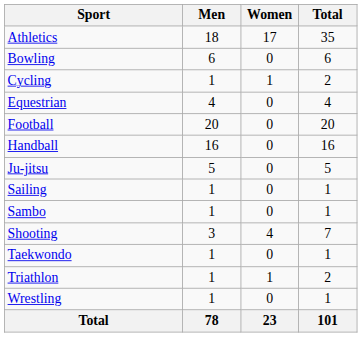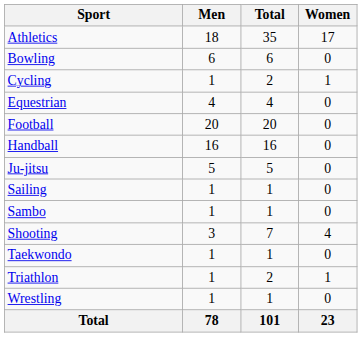columns swapped: (270, 15) <-> (328, 15)
